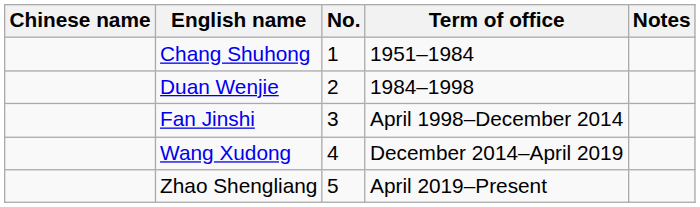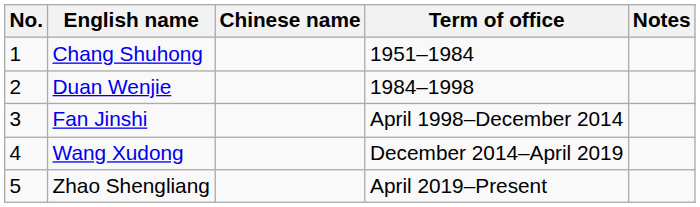columns swapped: (344, 20) <-> (80, 20)
